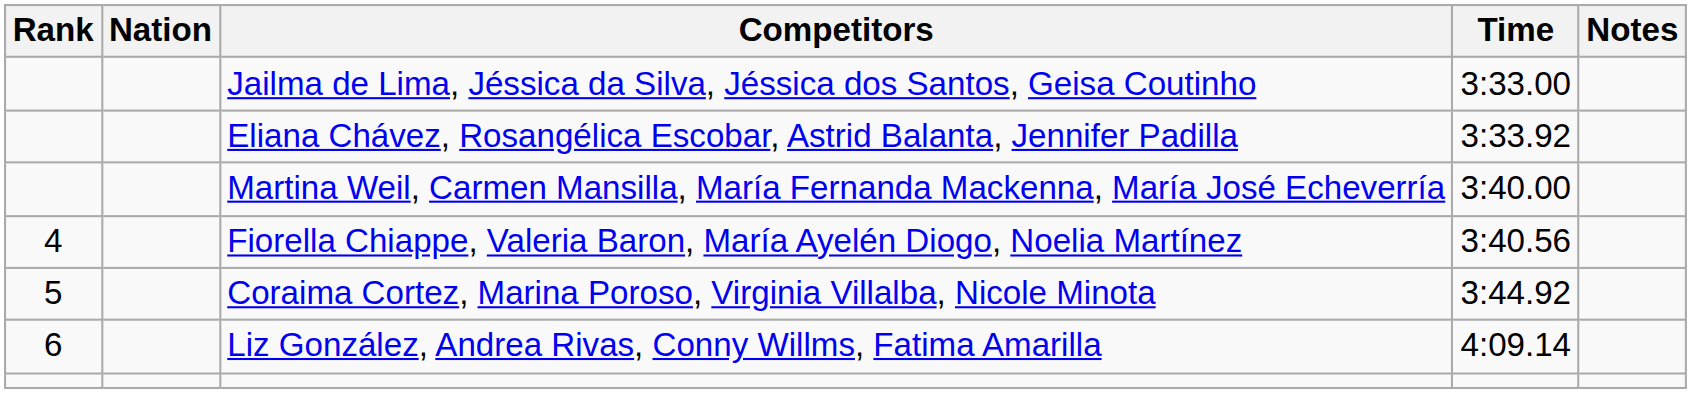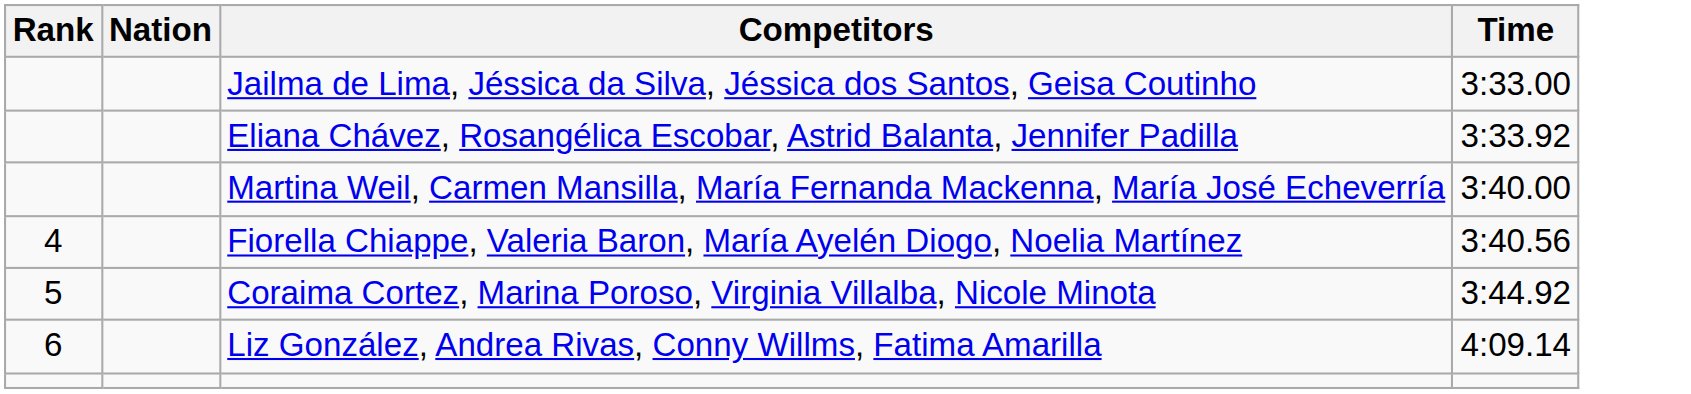- column: (1632, 30)
